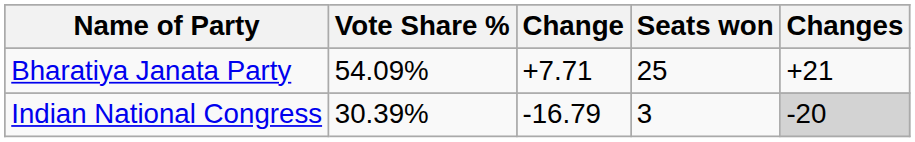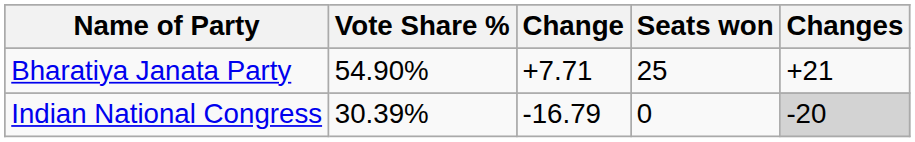(382, 70) 54.09% -> (382, 70) 54.90%
(644, 114) 3 -> (644, 114) 0
